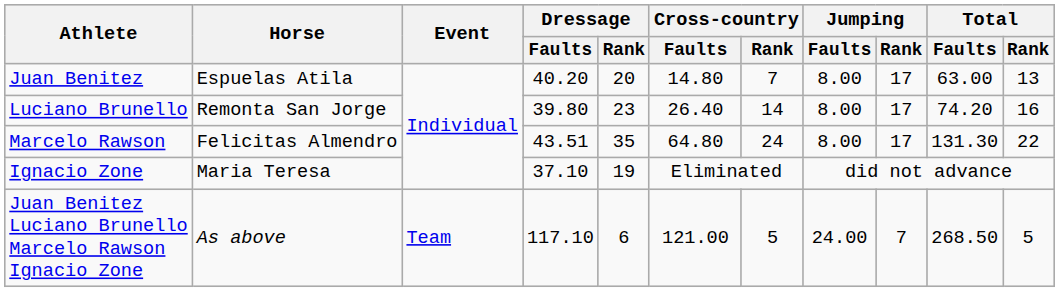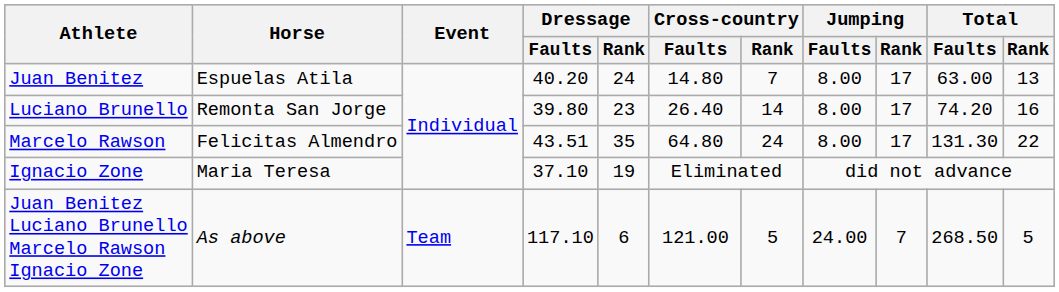(624, 79) 20 -> (624, 79) 24
